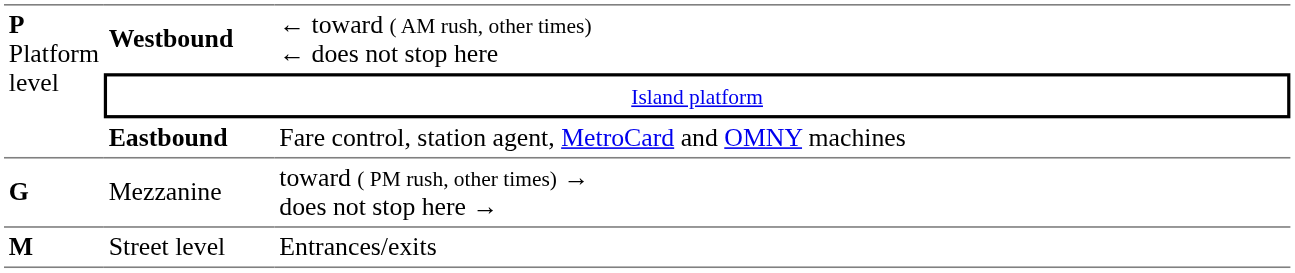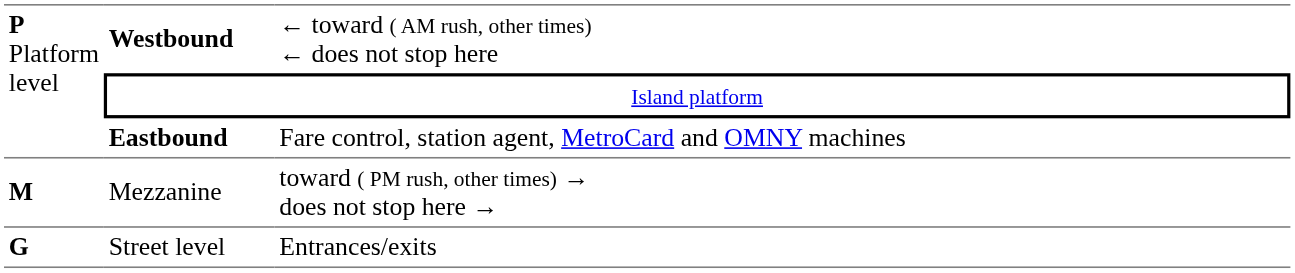(19, 192) G -> (21, 192) M
(21, 246) M -> (19, 246) G
